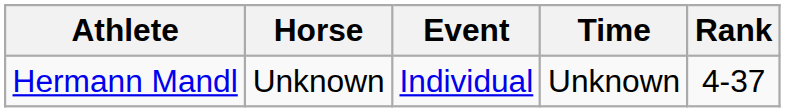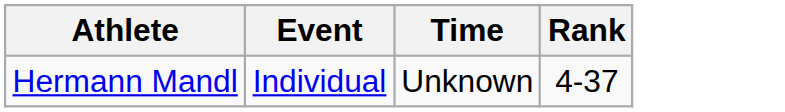- column: (319, 31)
